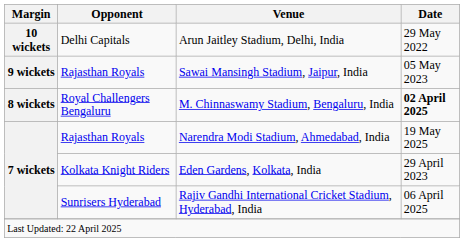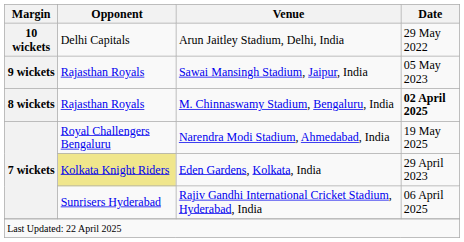(105, 104) Royal Challengers Bengaluru -> (103, 104) Rajasthan Royals
(103, 137) Rajasthan Royals -> (105, 137) Royal Challengers Bengaluru
(115, 169) no background -> (115, 169) khaki background
